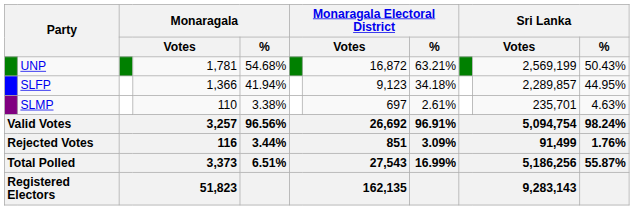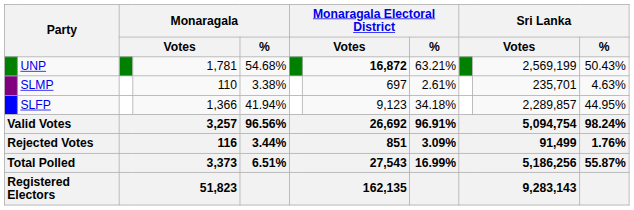(388, 66) normal -> (388, 66) bold
rows swapped: (36, 85) <-> (37, 104)
